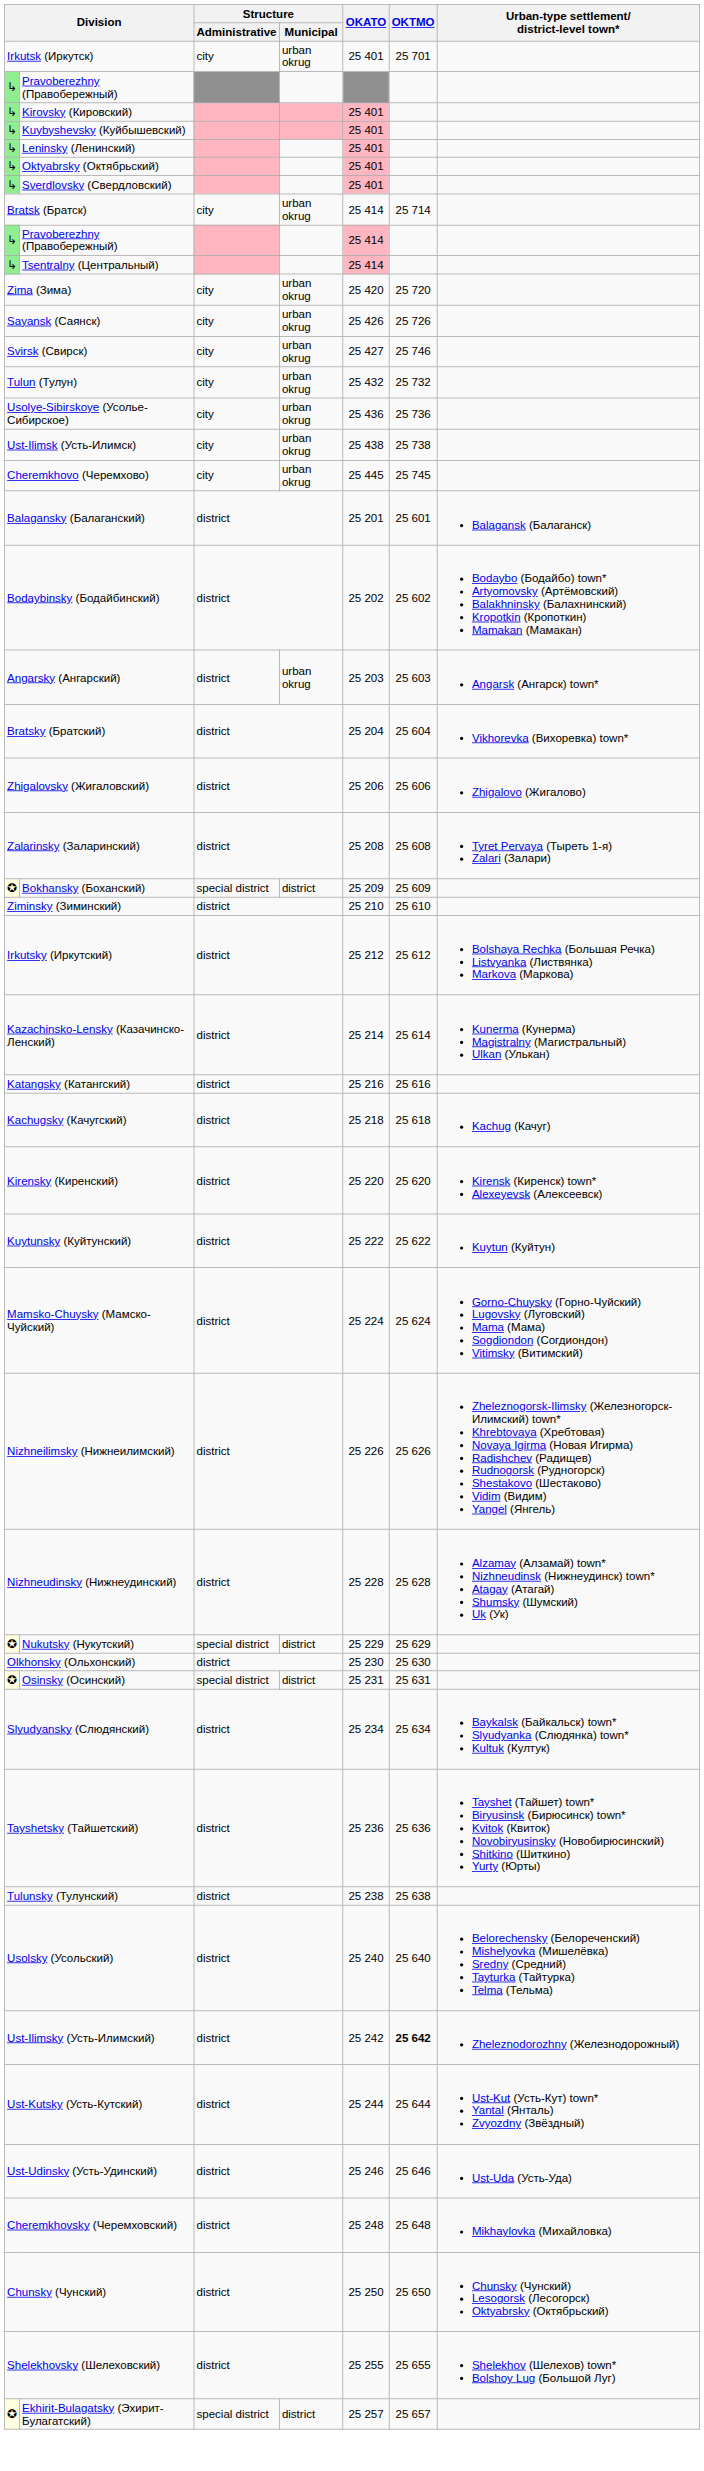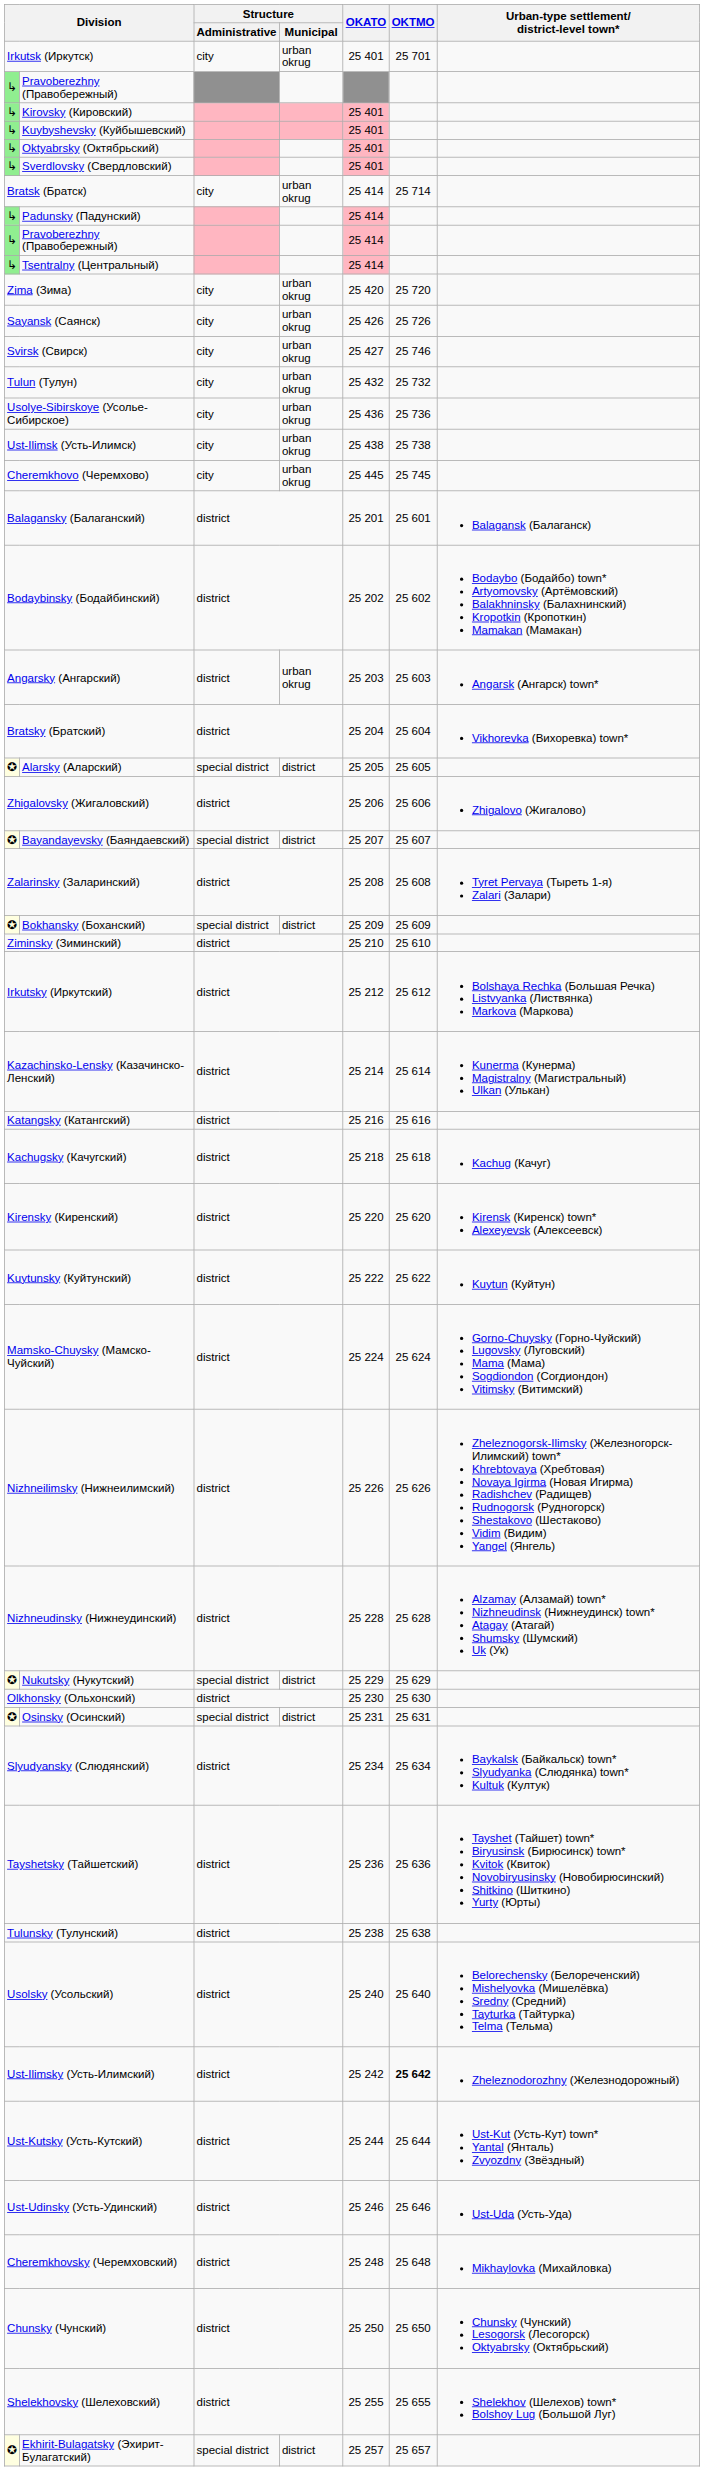- row: (12, 149)
+ row: (12, 216)
+ row: (12, 768)
+ row: (12, 840)
